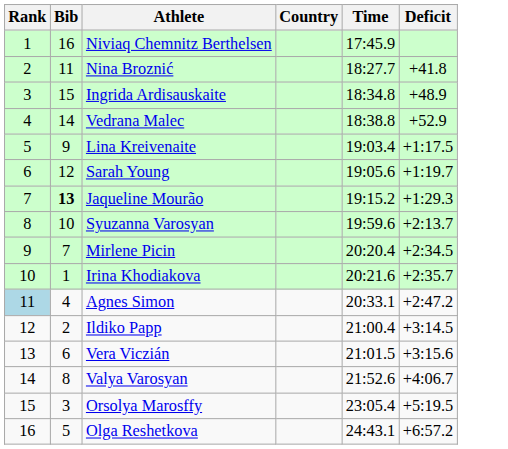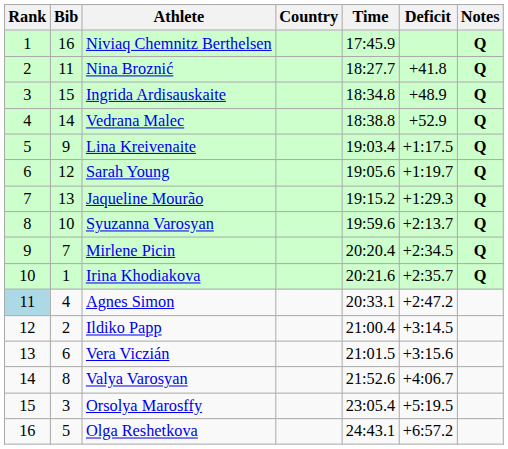+ column: (480, 17)
(66, 198) bold -> (66, 198) normal
